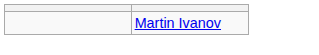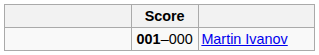+ column: (165, 16)
